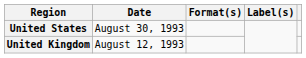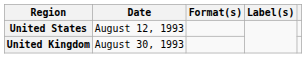(139, 29) August 30, 1993 -> (139, 29) August 12, 1993
(139, 45) August 12, 1993 -> (139, 45) August 30, 1993
